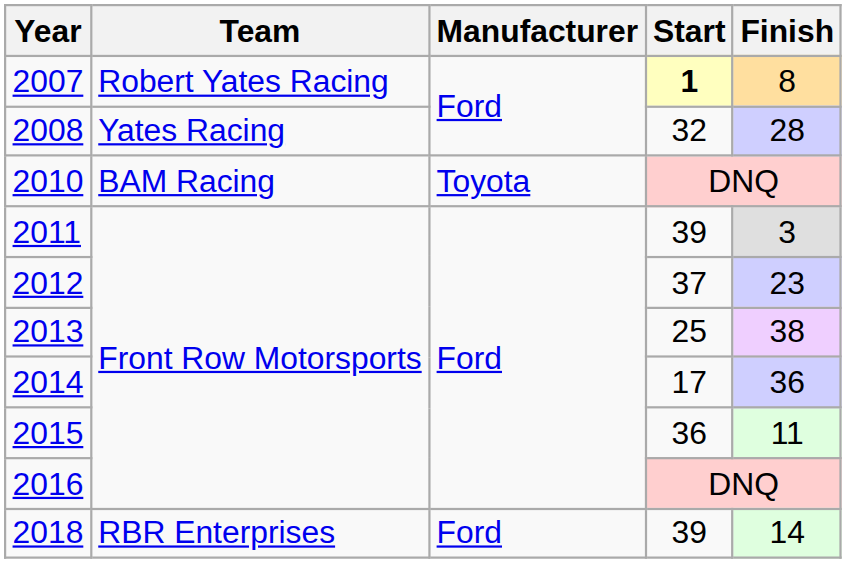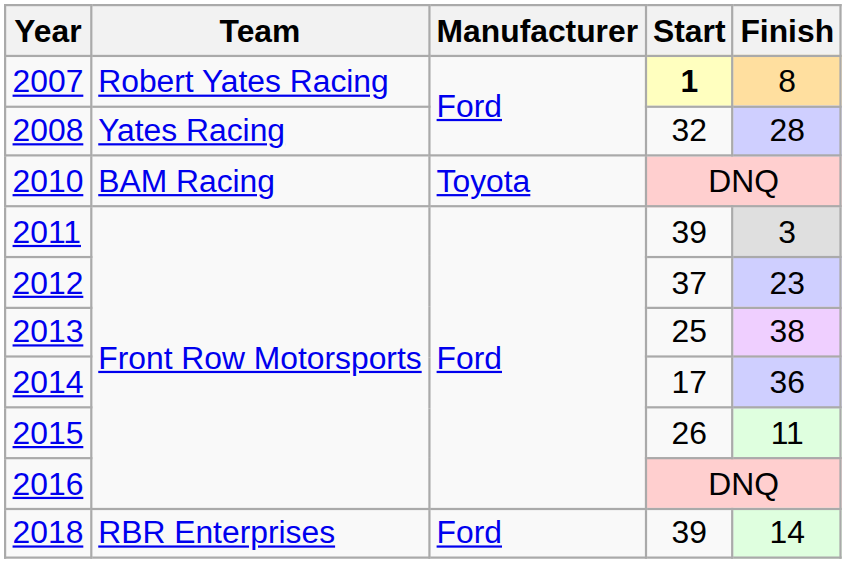(689, 433) 36 -> (689, 433) 26
